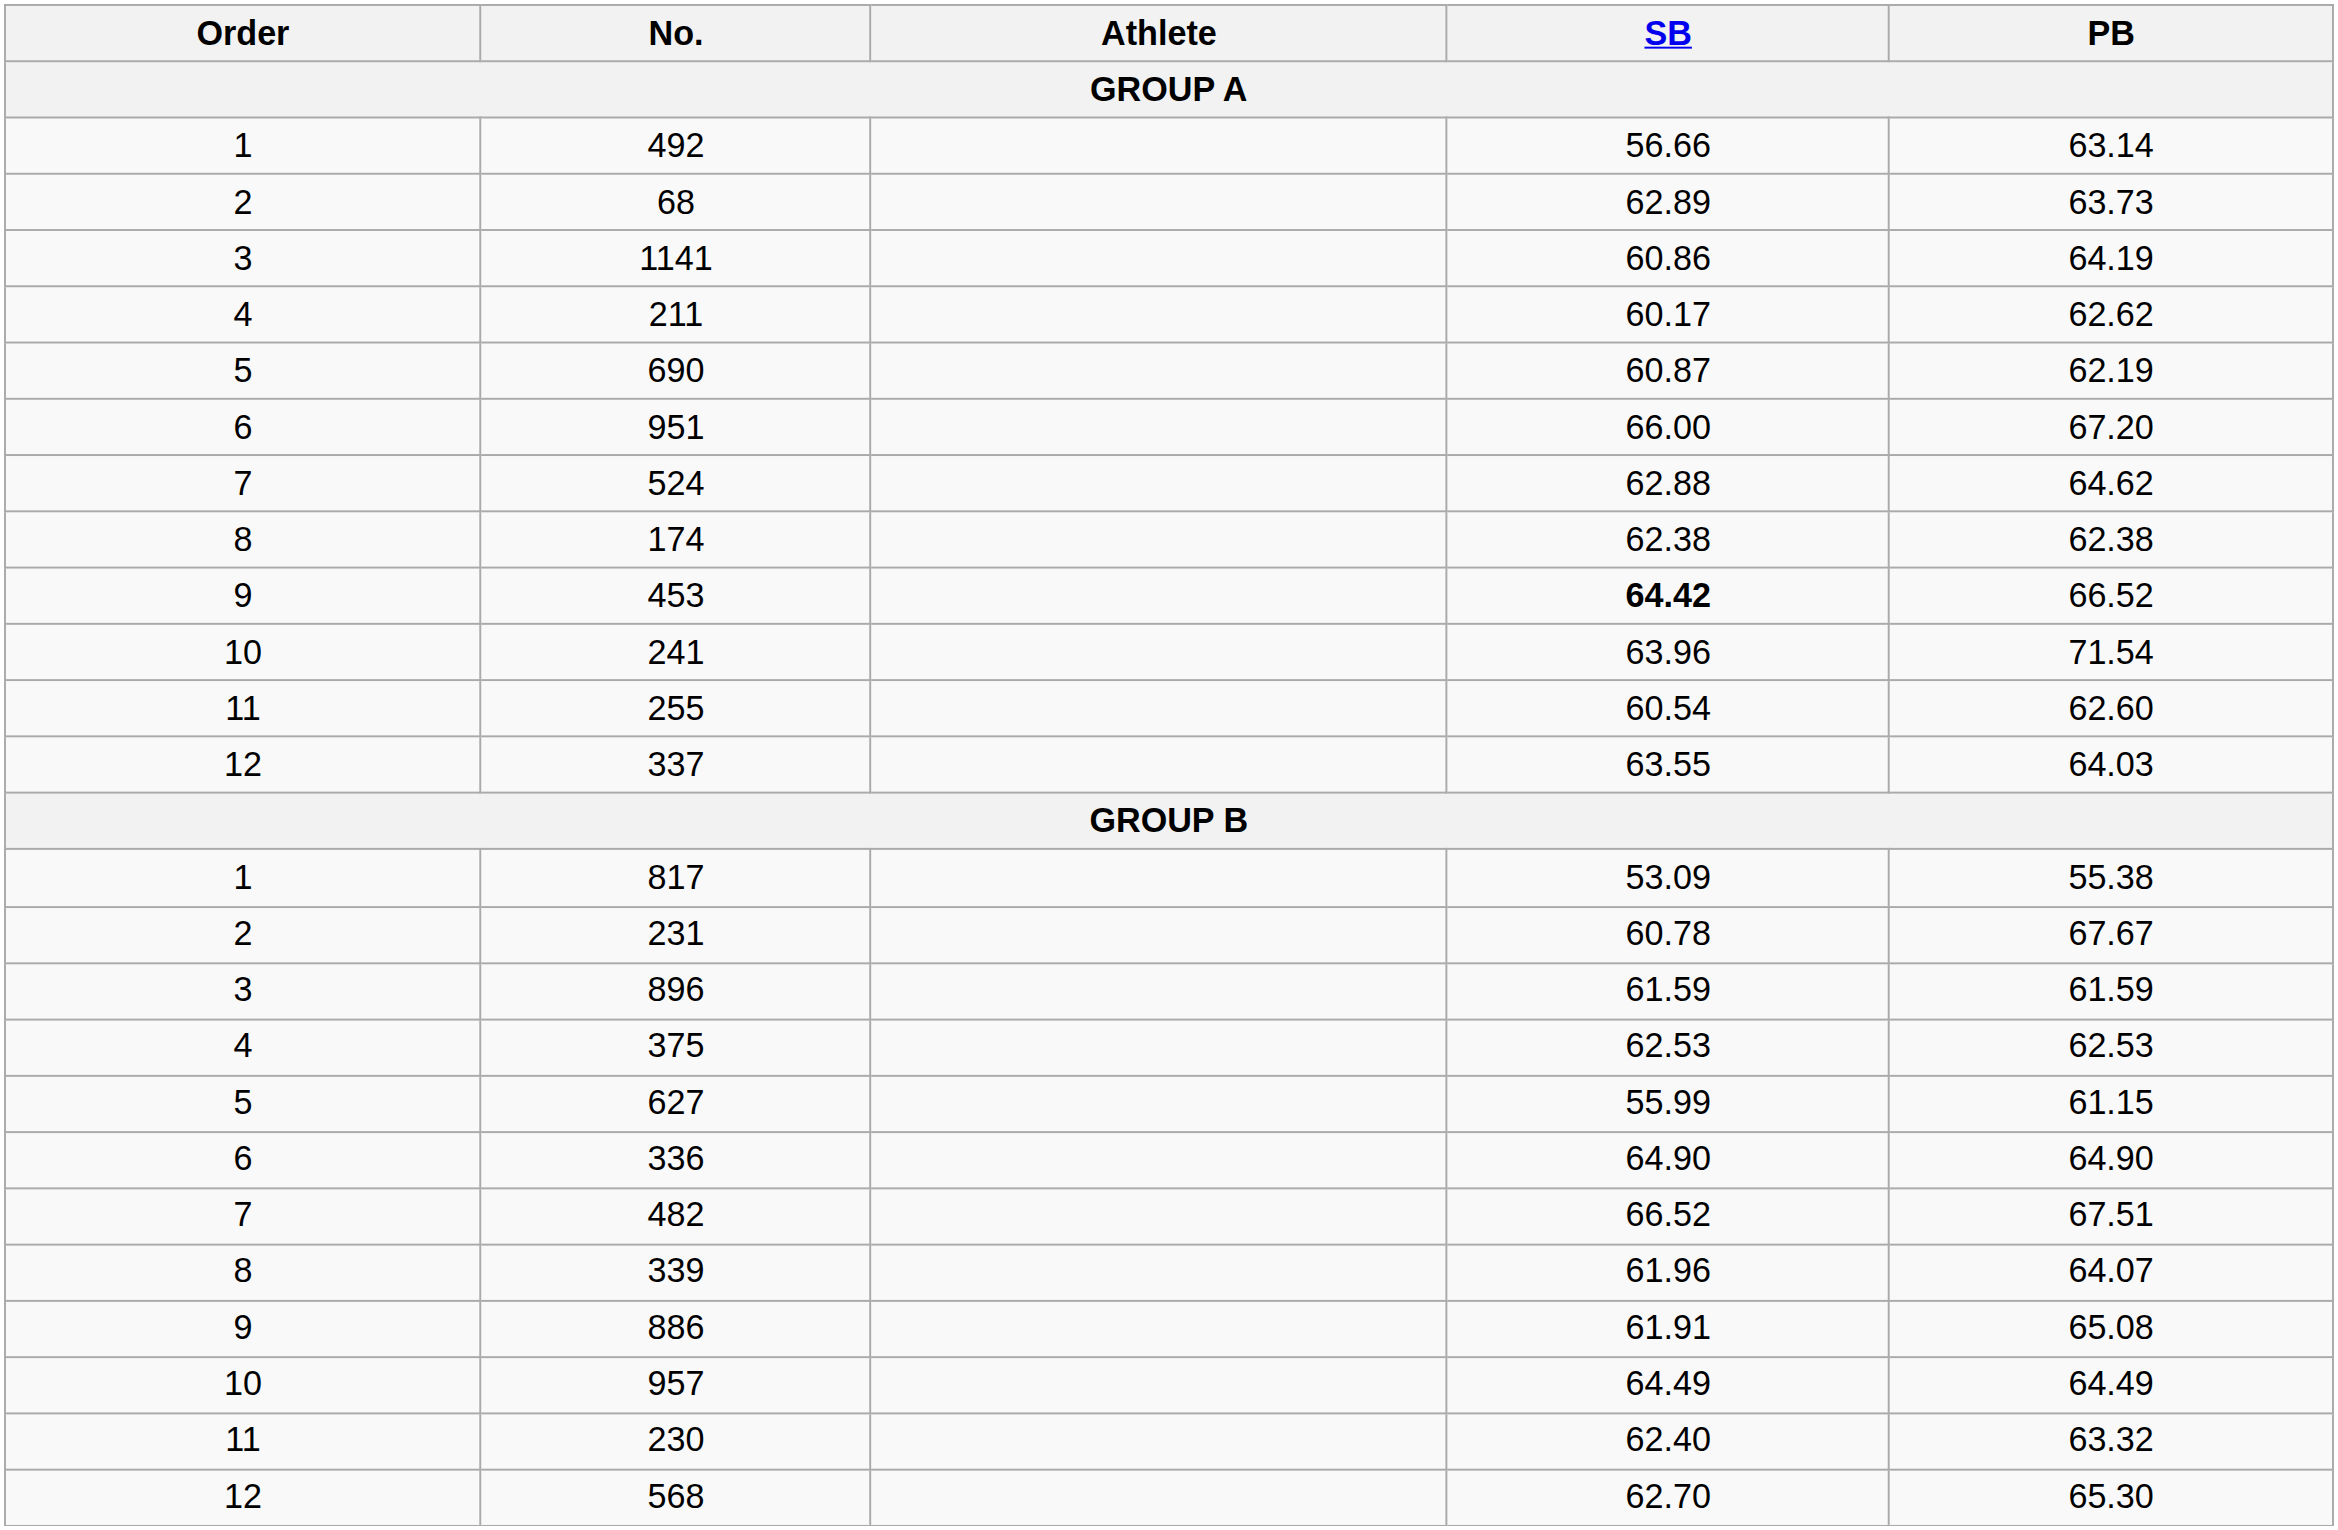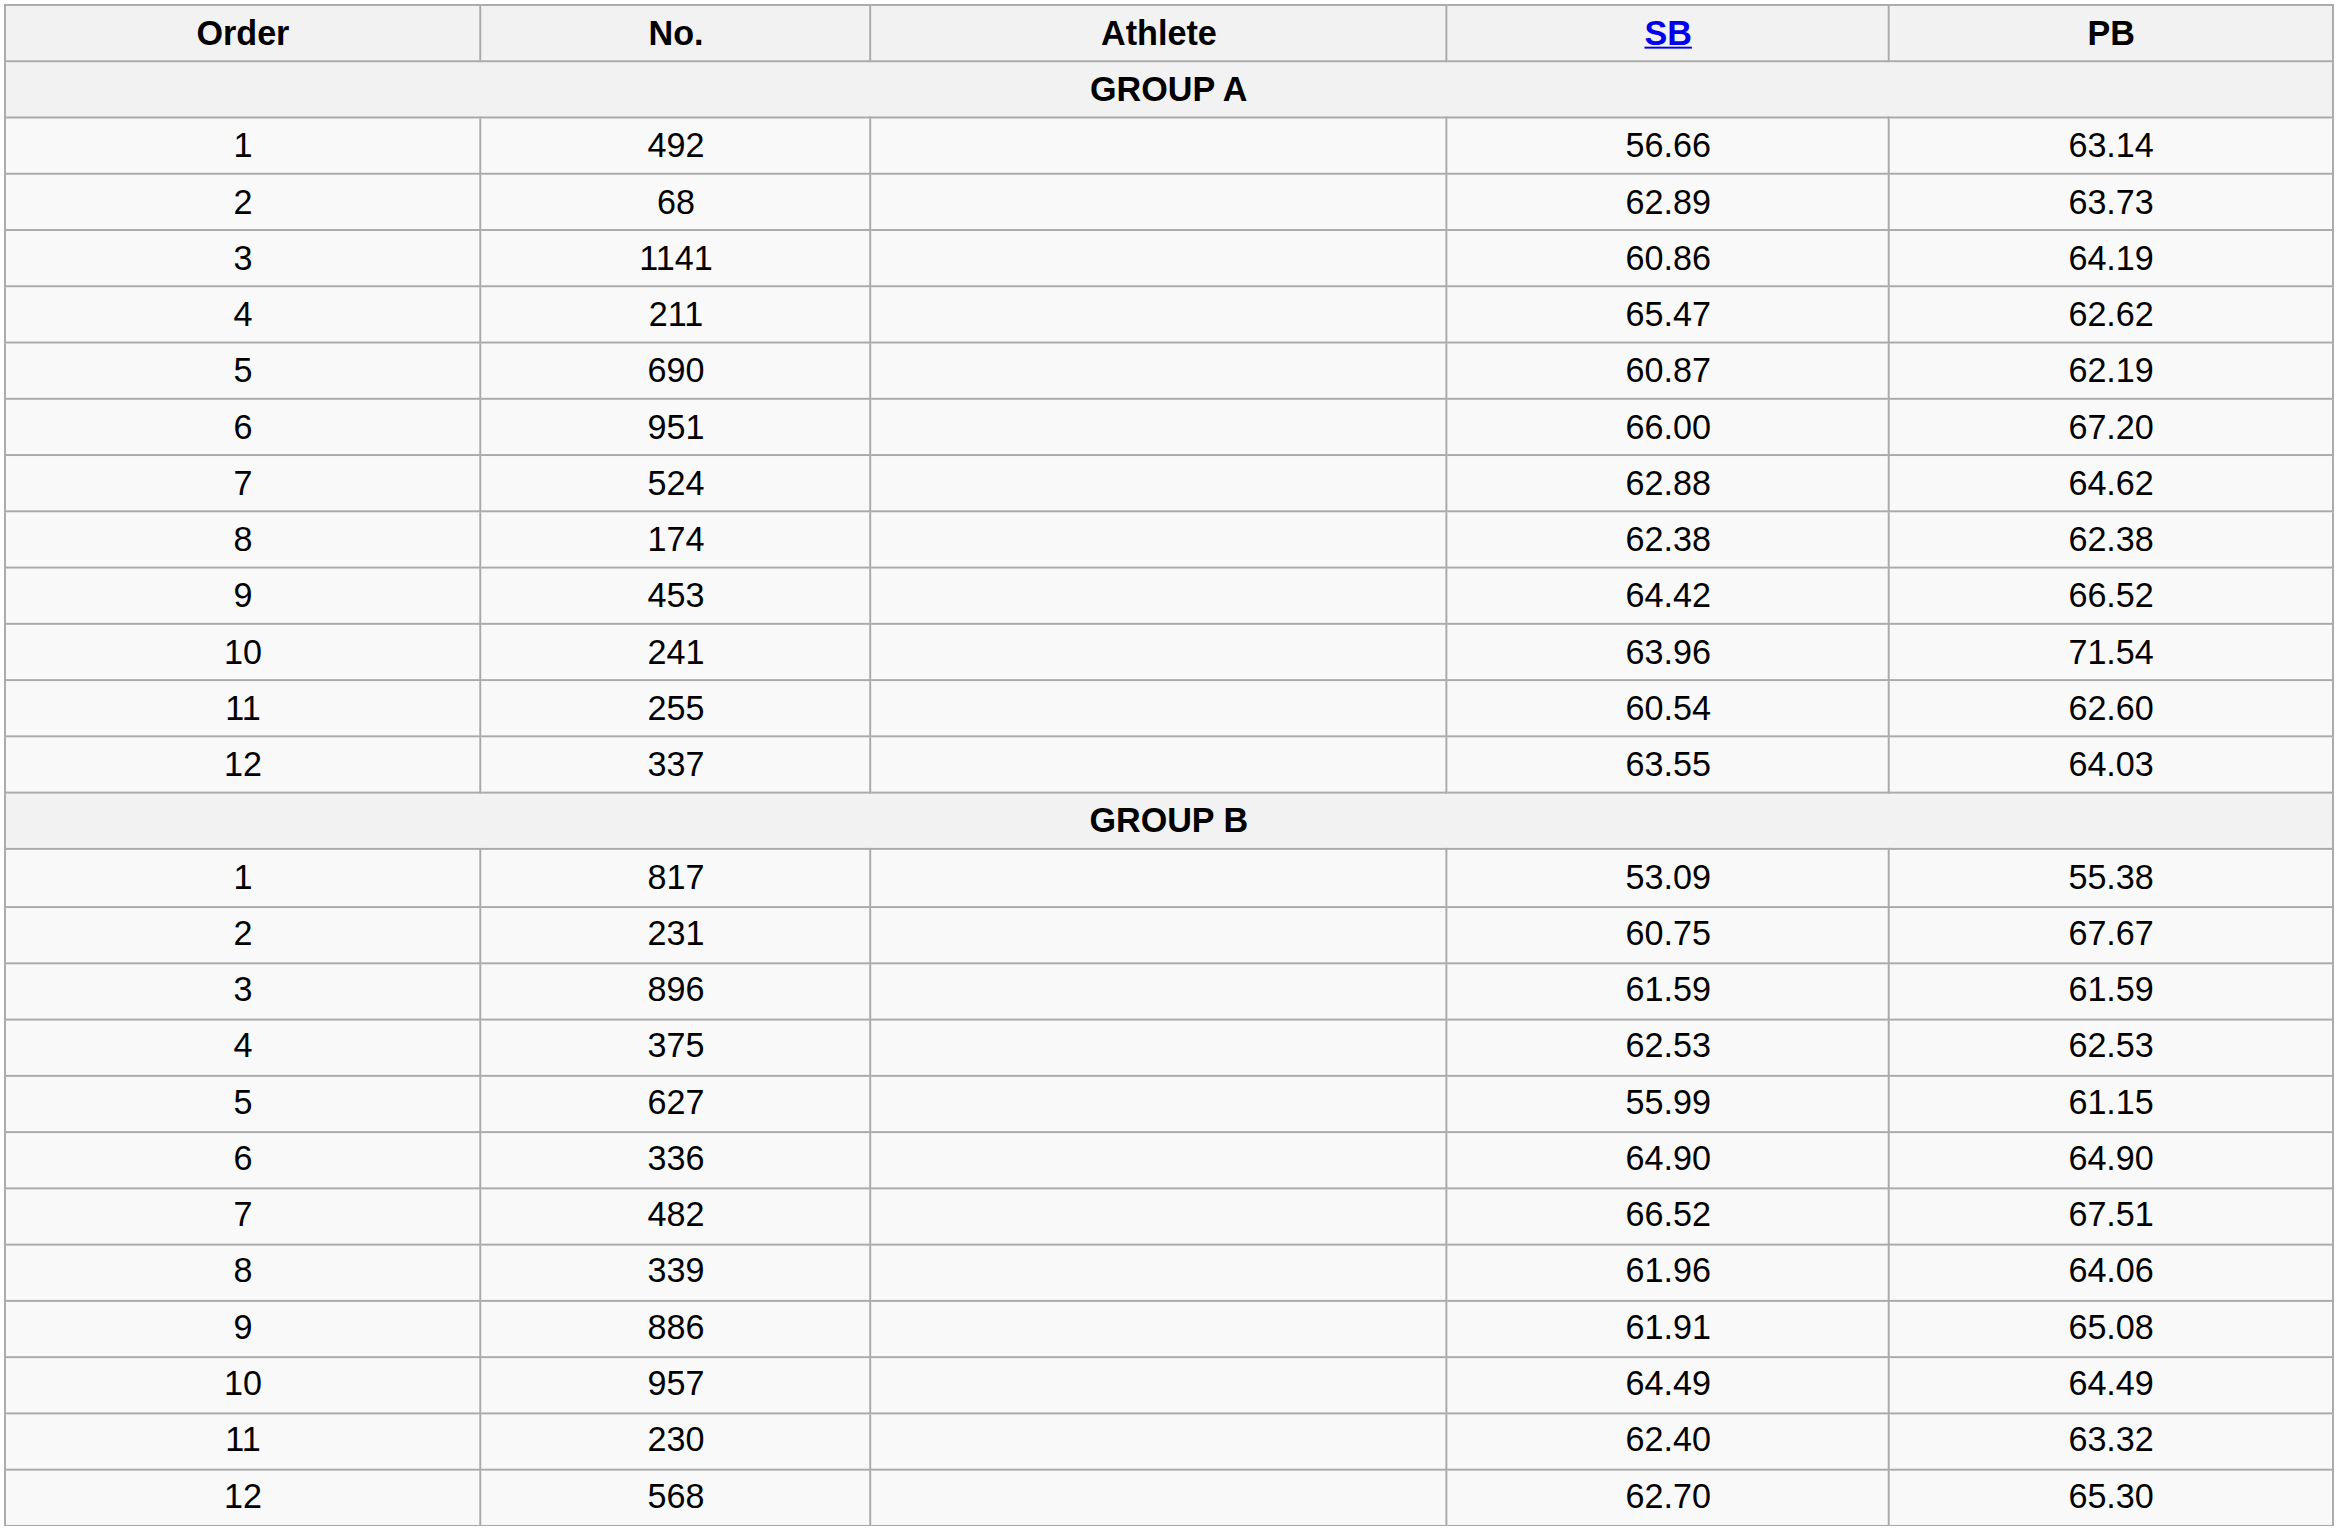(1668, 313) 60.17 -> (1668, 313) 65.47
(1668, 595) bold -> (1668, 595) normal
(1668, 933) 60.78 -> (1668, 933) 60.75
(2111, 1271) 64.07 -> (2111, 1271) 64.06
